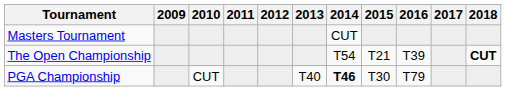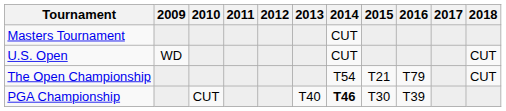+ row: (38, 56)
(414, 56) T39 -> (414, 76) T79
(483, 56) bold -> (483, 76) normal
(414, 76) T79 -> (414, 97) T39
